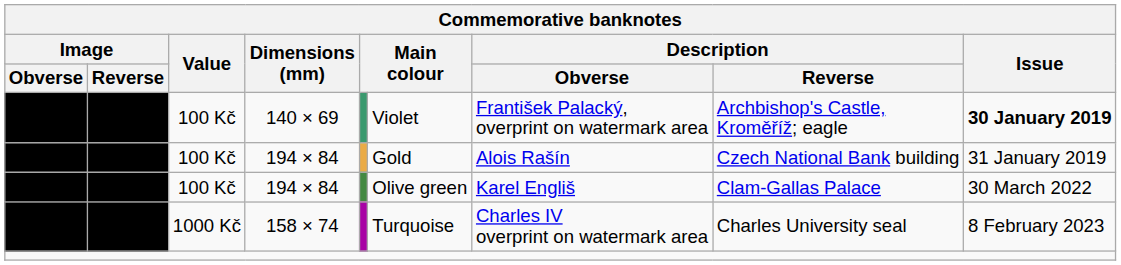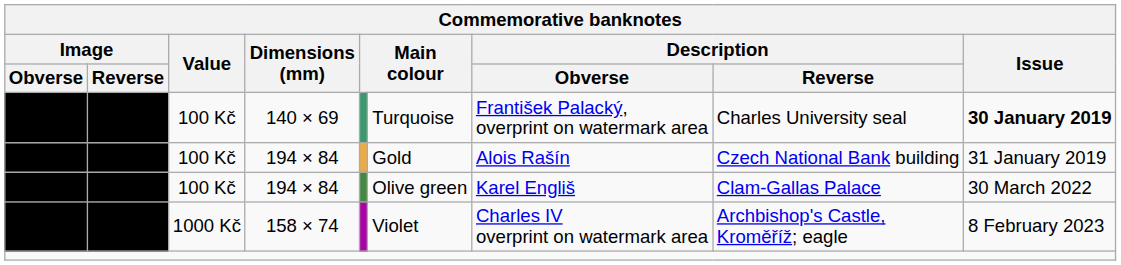(395, 118) Violet -> (413, 118) Turquoise
(801, 118) Archbishop's Castle, Kroměříž; eagle -> (812, 118) Charles University seal
(413, 226) Turquoise -> (395, 226) Violet
(812, 226) Charles University seal -> (801, 226) Archbishop's Castle, Kroměříž; eagle
